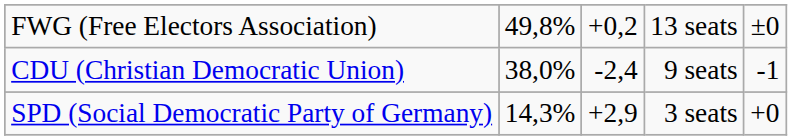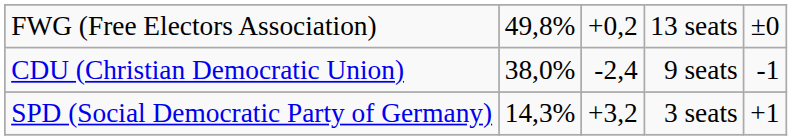(613, 112) +2,9 -> (613, 112) +3,2
(765, 112) +0 -> (765, 112) +1
